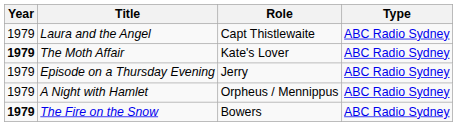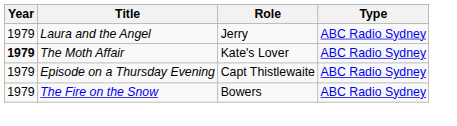(268, 33) Capt Thistlewaite -> (234, 33) Jerry
(234, 72) Jerry -> (268, 72) Capt Thistlewaite
- row: (94, 92)
(21, 111) bold -> (21, 92) normal
